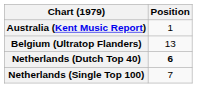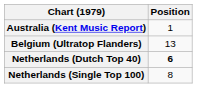(170, 75) 7 -> (170, 75) 8
